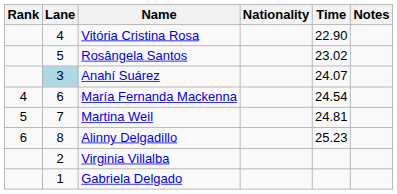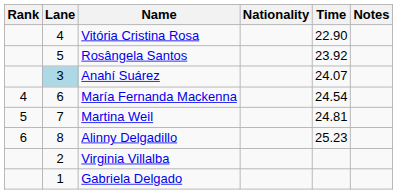(331, 55) 23.02 -> (331, 55) 23.92
